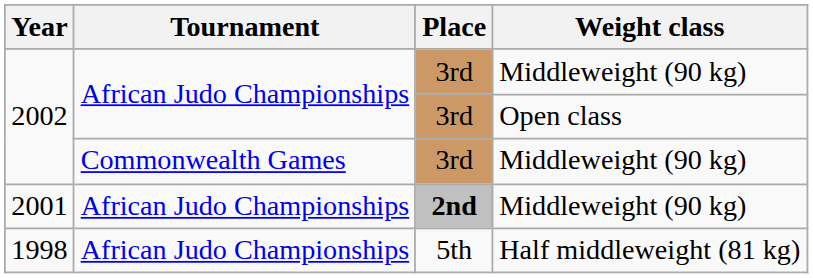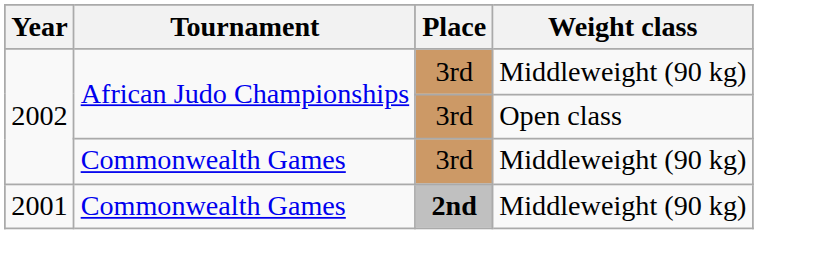(245, 205) African Judo Championships -> (213, 205) Commonwealth Games
- row: (40, 250)
